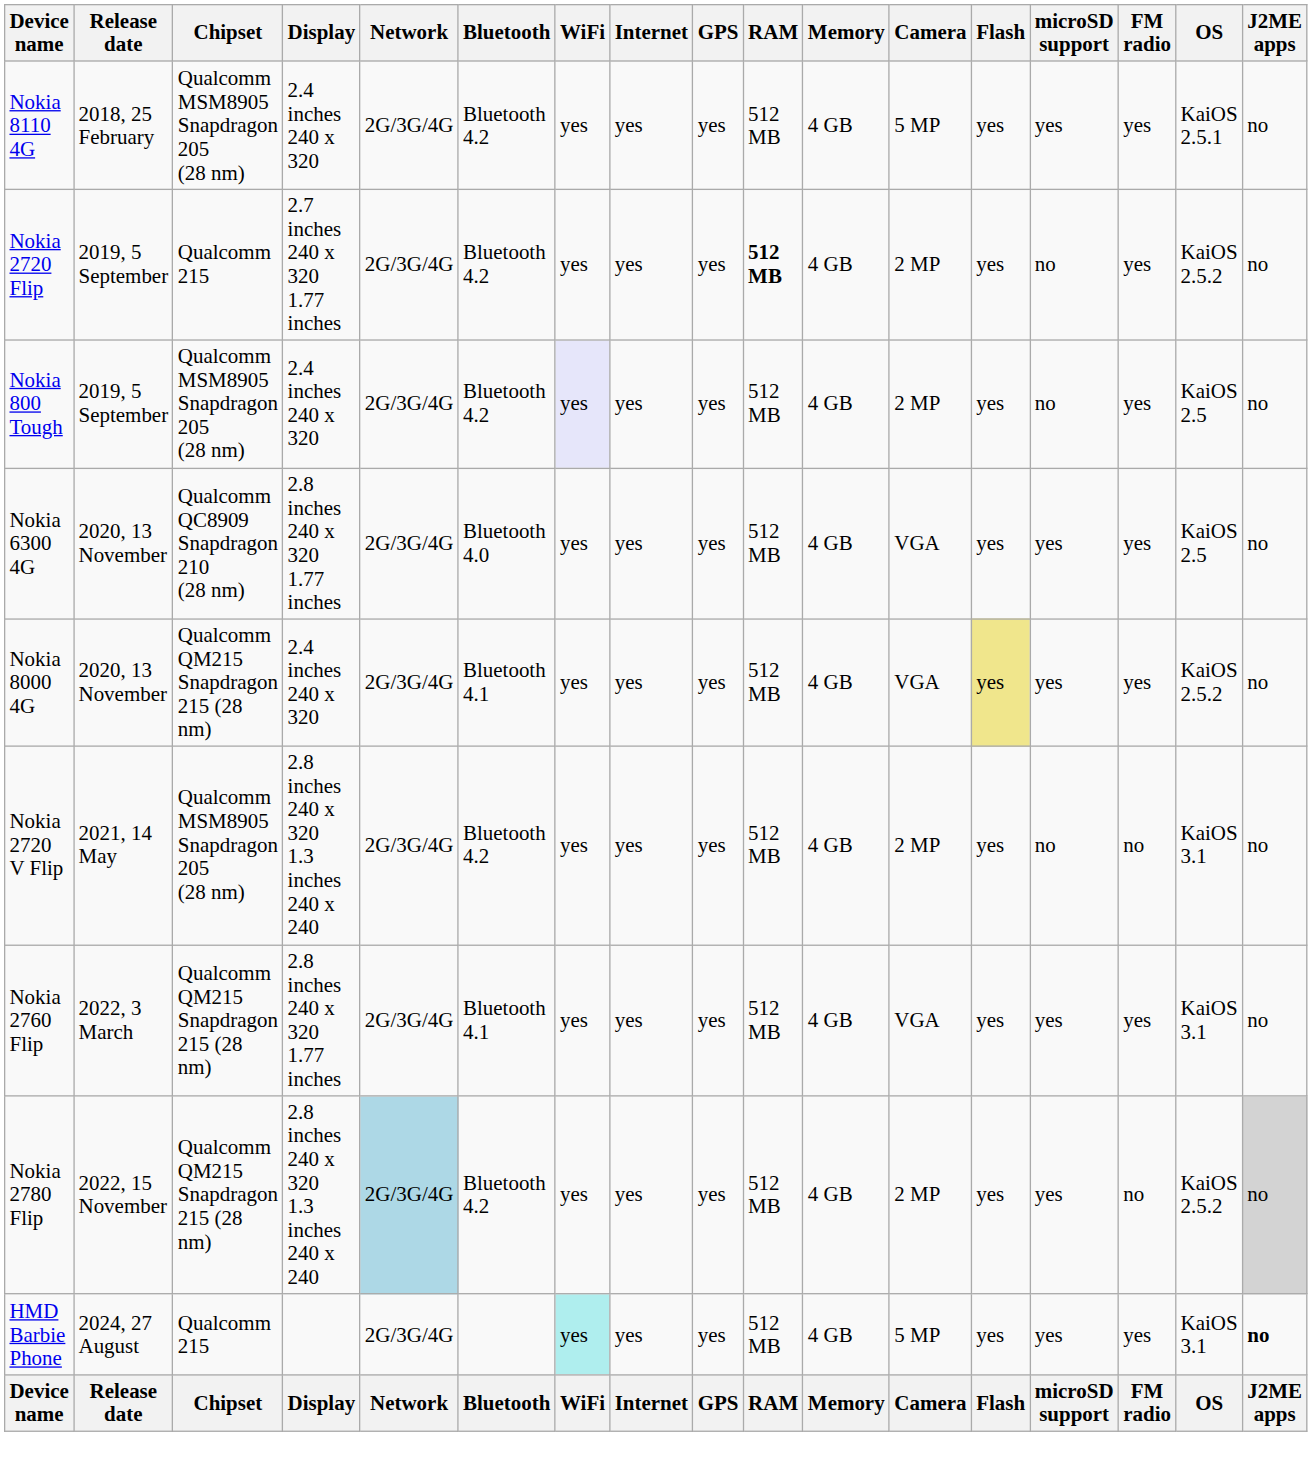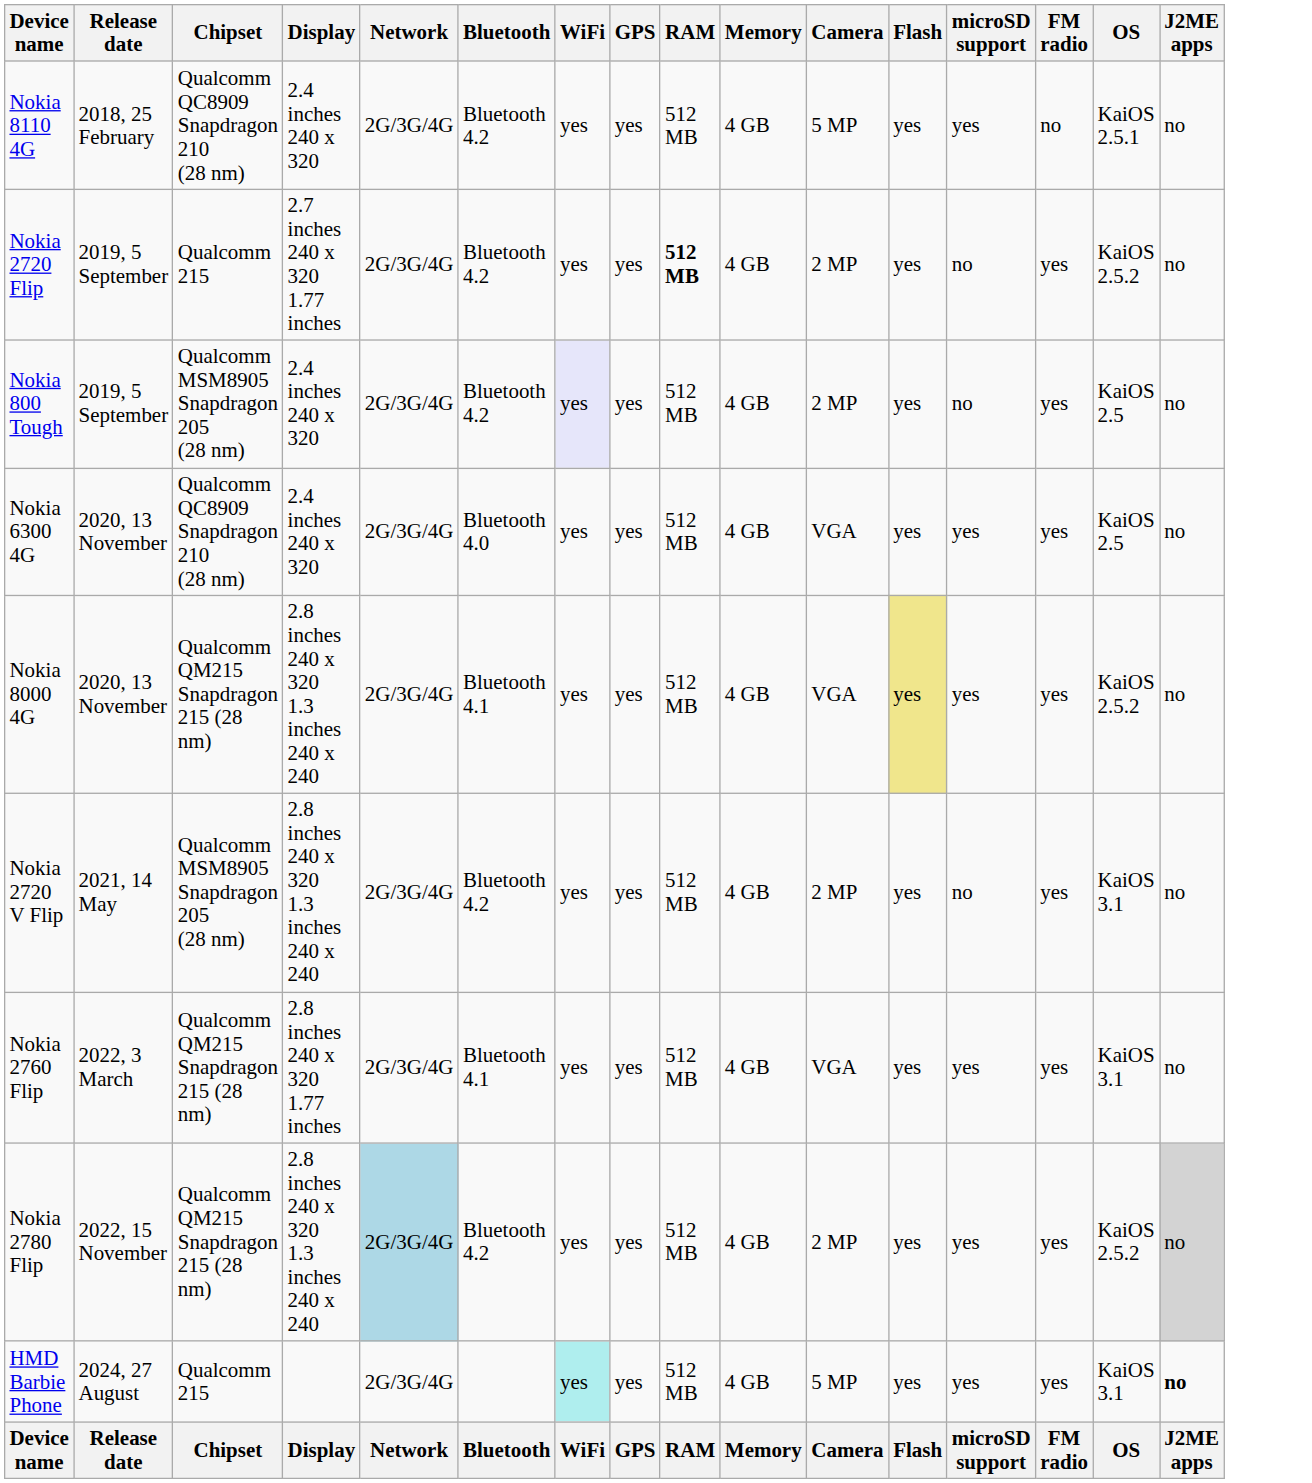- column: (651, 32)
(228, 125) Qualcomm MSM8905 Snapdragon 205 (28 nm) -> (228, 125) Qualcomm QC8909 Snapdragon 210 (28 nm)
(1137, 125) yes -> (1051, 125) no
(314, 543) 2.8 inches 240 x 320 1.77 inches -> (314, 531) 2.4 inches 240 x 320
(314, 682) 2.4 inches 240 x 320 -> (314, 694) 2.8 inches 240 x 320 1.3 inches 240 x 240
(1134, 845) no -> (1054, 892) yes
(1134, 1194) no -> (1054, 1242) yes
